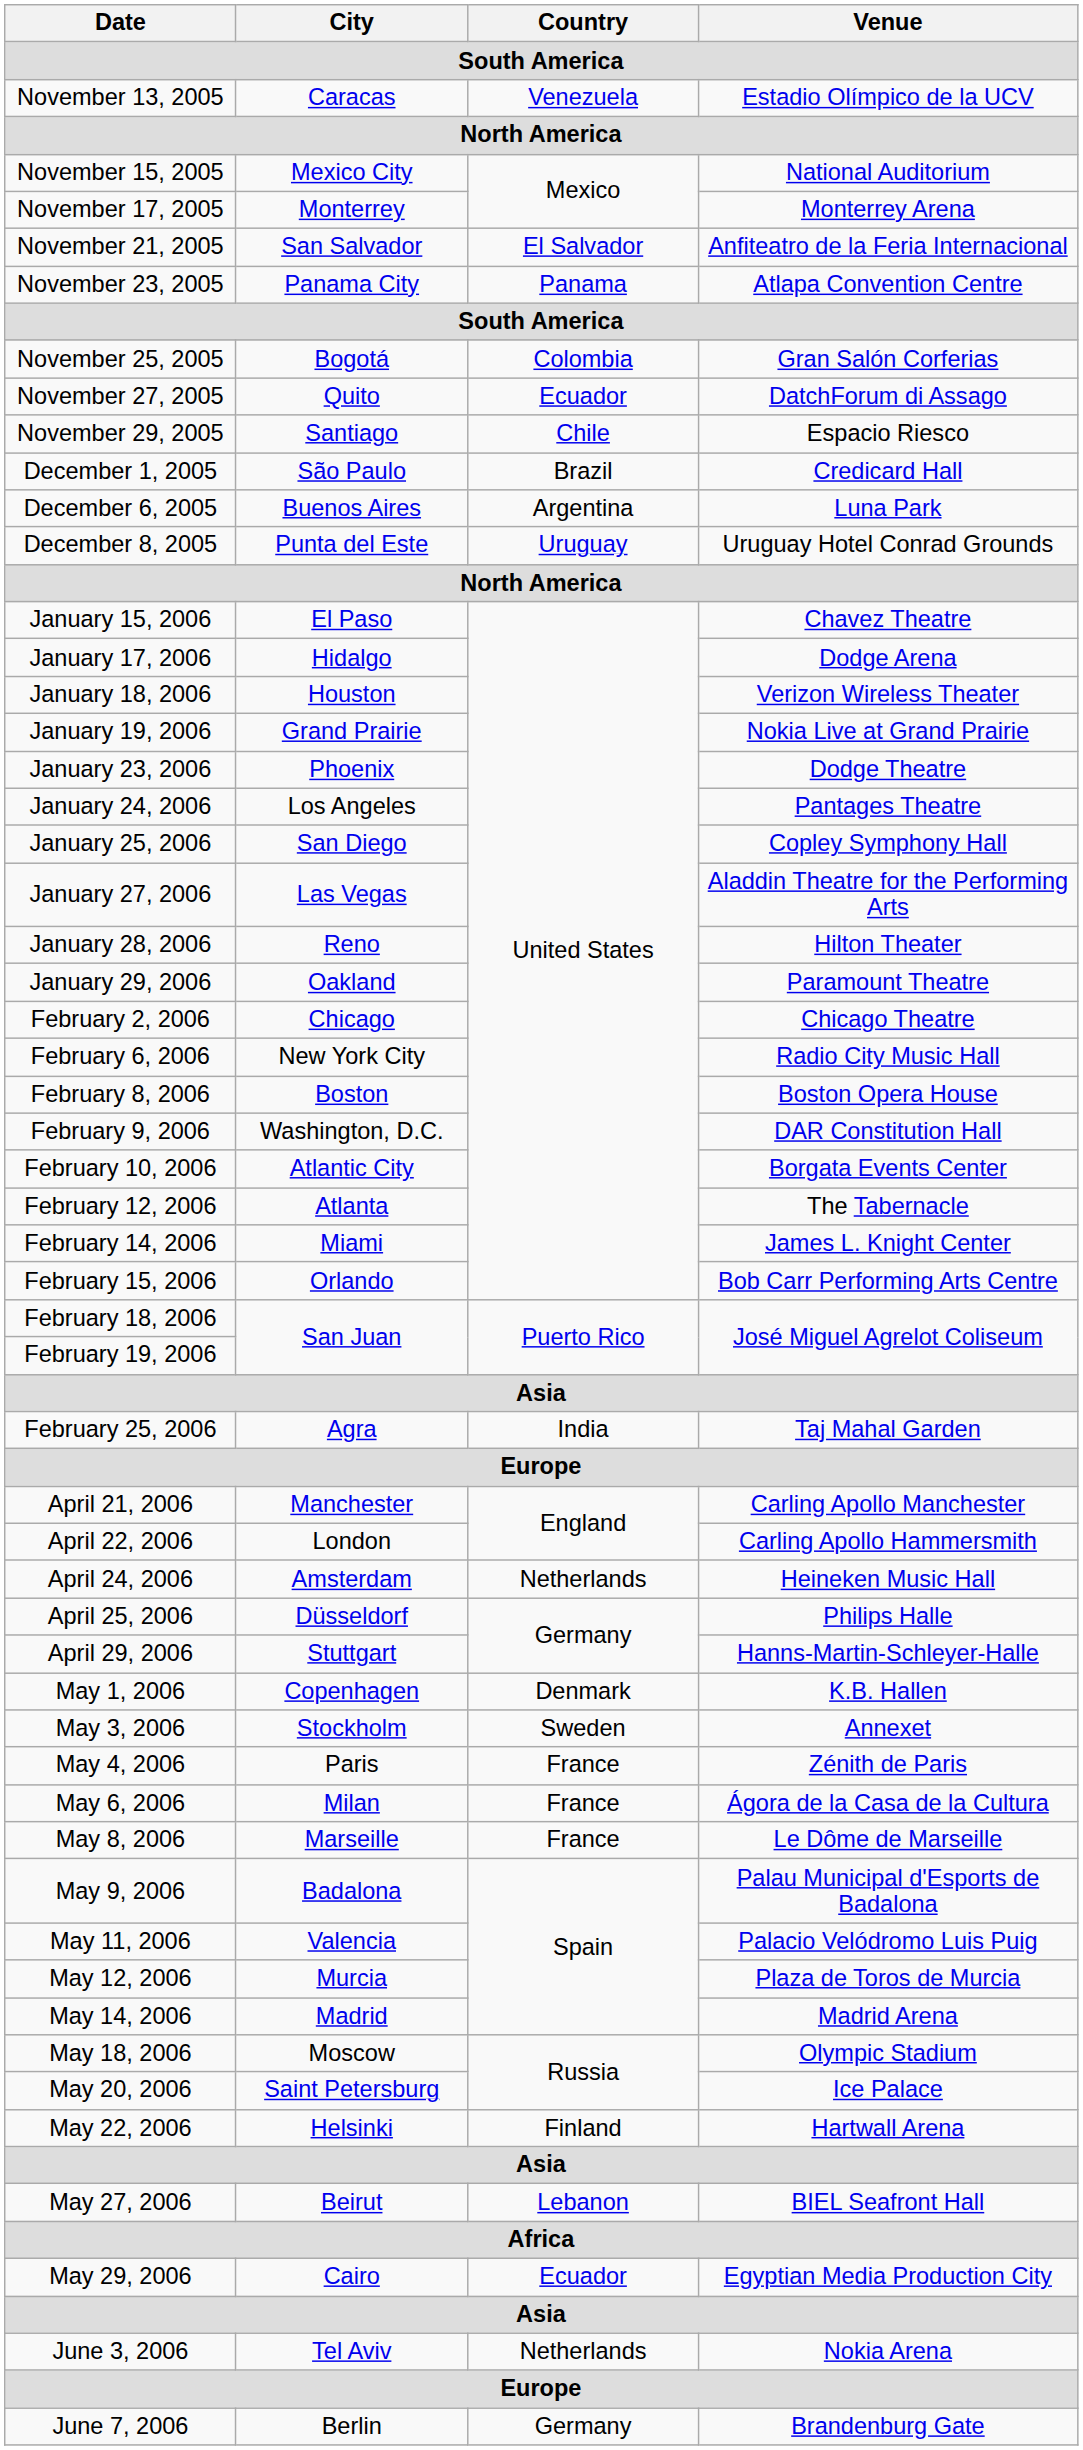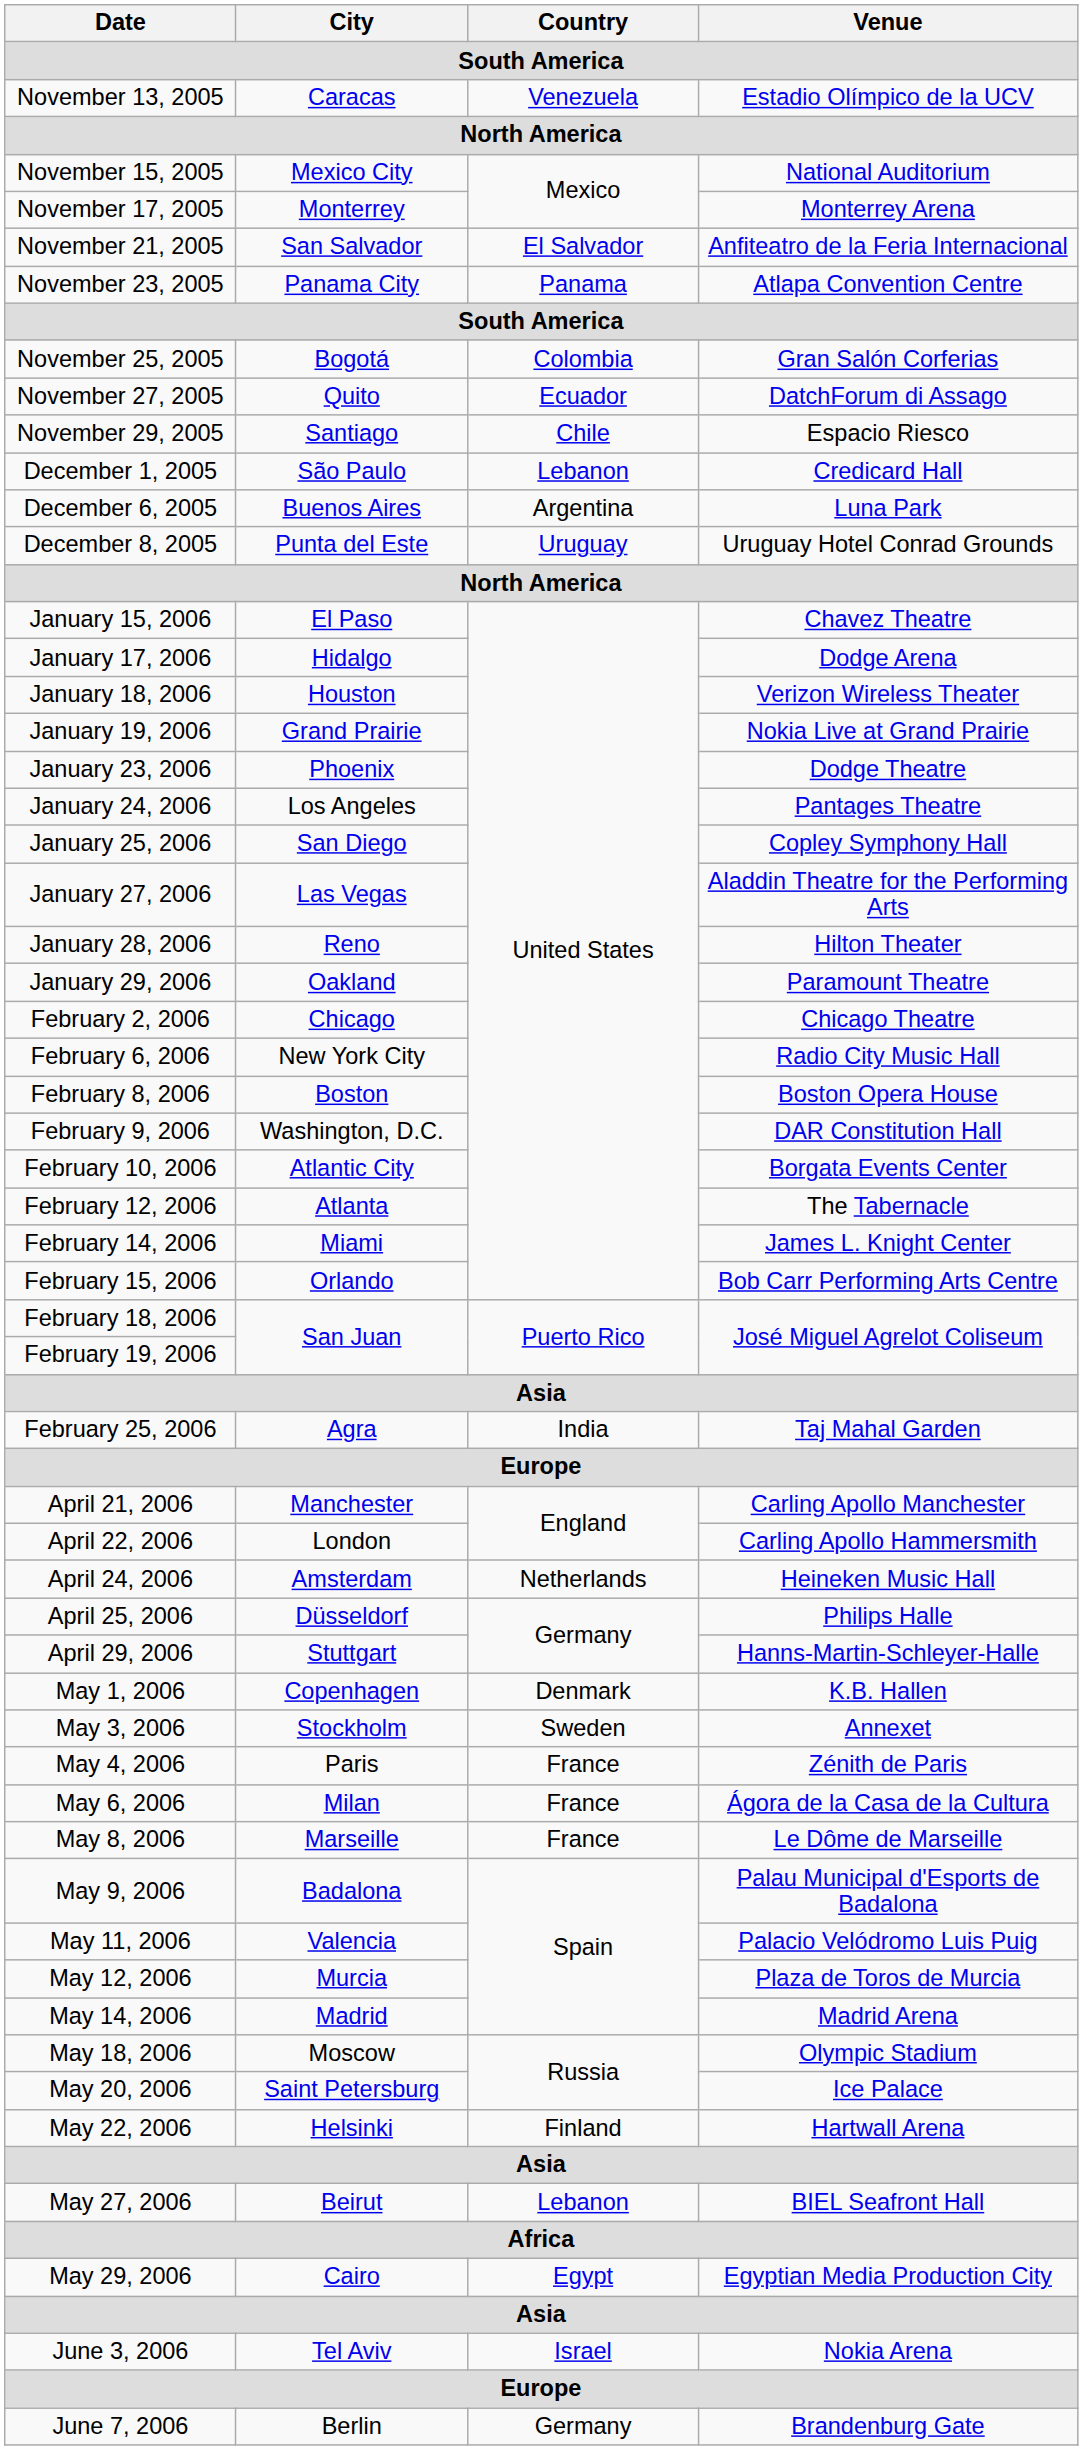(583, 470) Brazil -> (583, 470) Lebanon
(583, 2276) Ecuador -> (583, 2276) Egypt
(583, 2351) Netherlands -> (583, 2351) Israel
